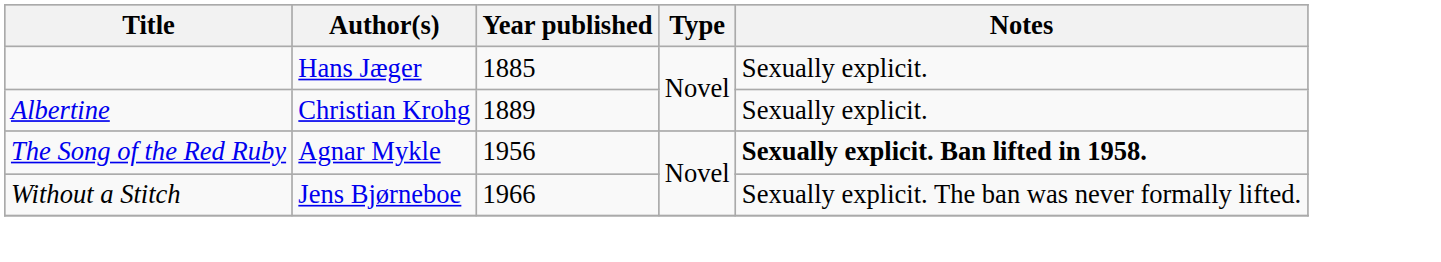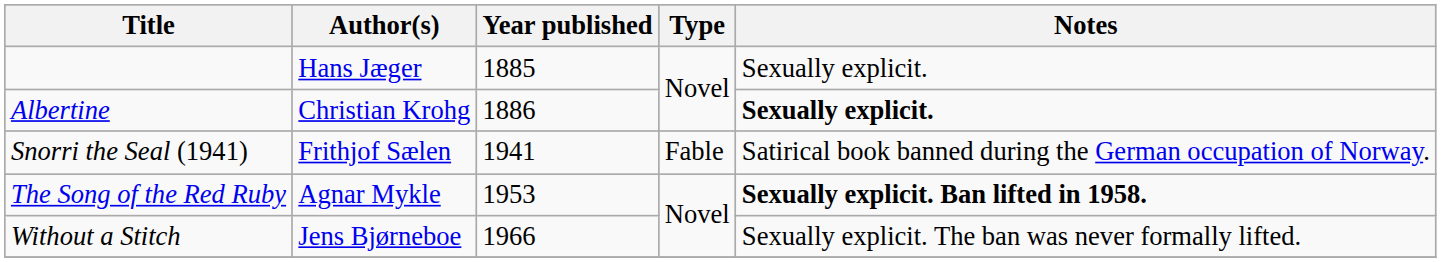(509, 109) 1889 -> (509, 109) 1886
(835, 109) normal -> (838, 109) bold
+ row: (129, 151)
(509, 151) 1956 -> (509, 194) 1953
